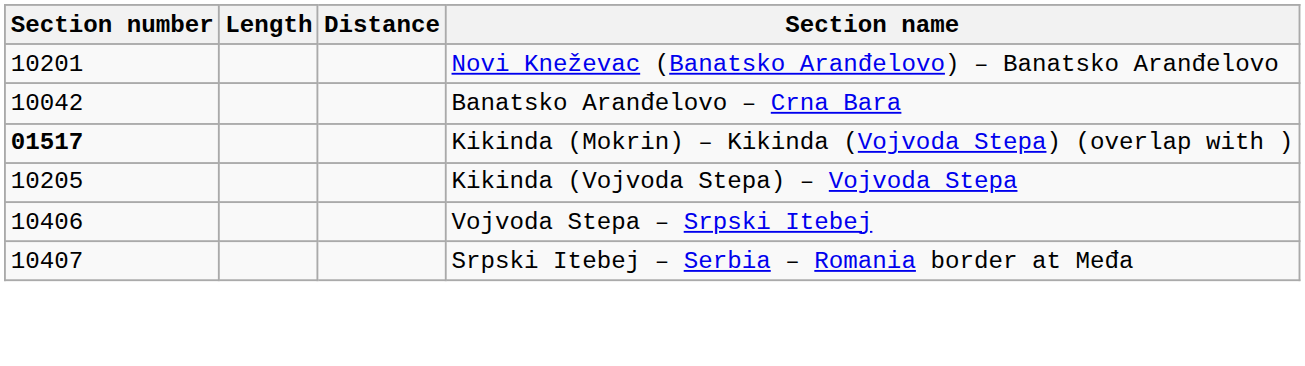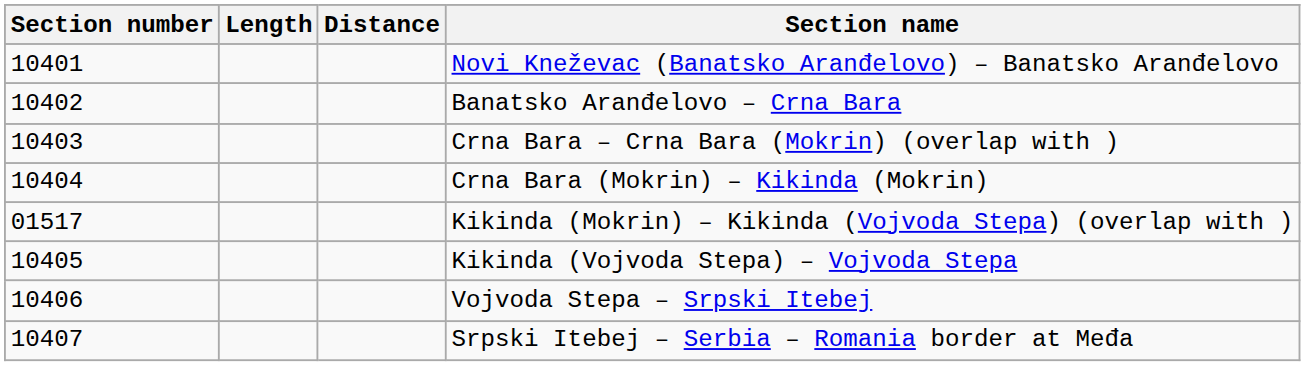(47, 64) 10201 -> (47, 64) 10401
(47, 103) 10042 -> (47, 103) 10402
+ row: (785, 143)
+ row: (720, 182)
(47, 143) bold -> (47, 222) normal
(47, 182) 10205 -> (47, 261) 10405
